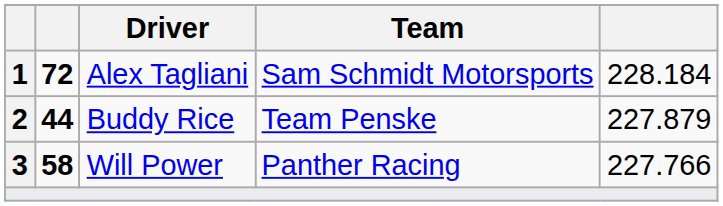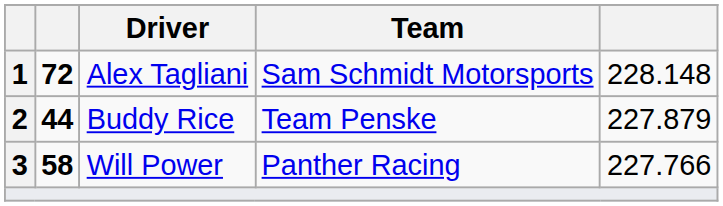(659, 74) 228.184 -> (659, 74) 228.148
